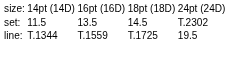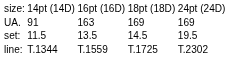+ row: (12, 22)
(193, 22) T.2302 -> (188, 36) 19.5
(188, 36) 19.5 -> (193, 50) T.2302
